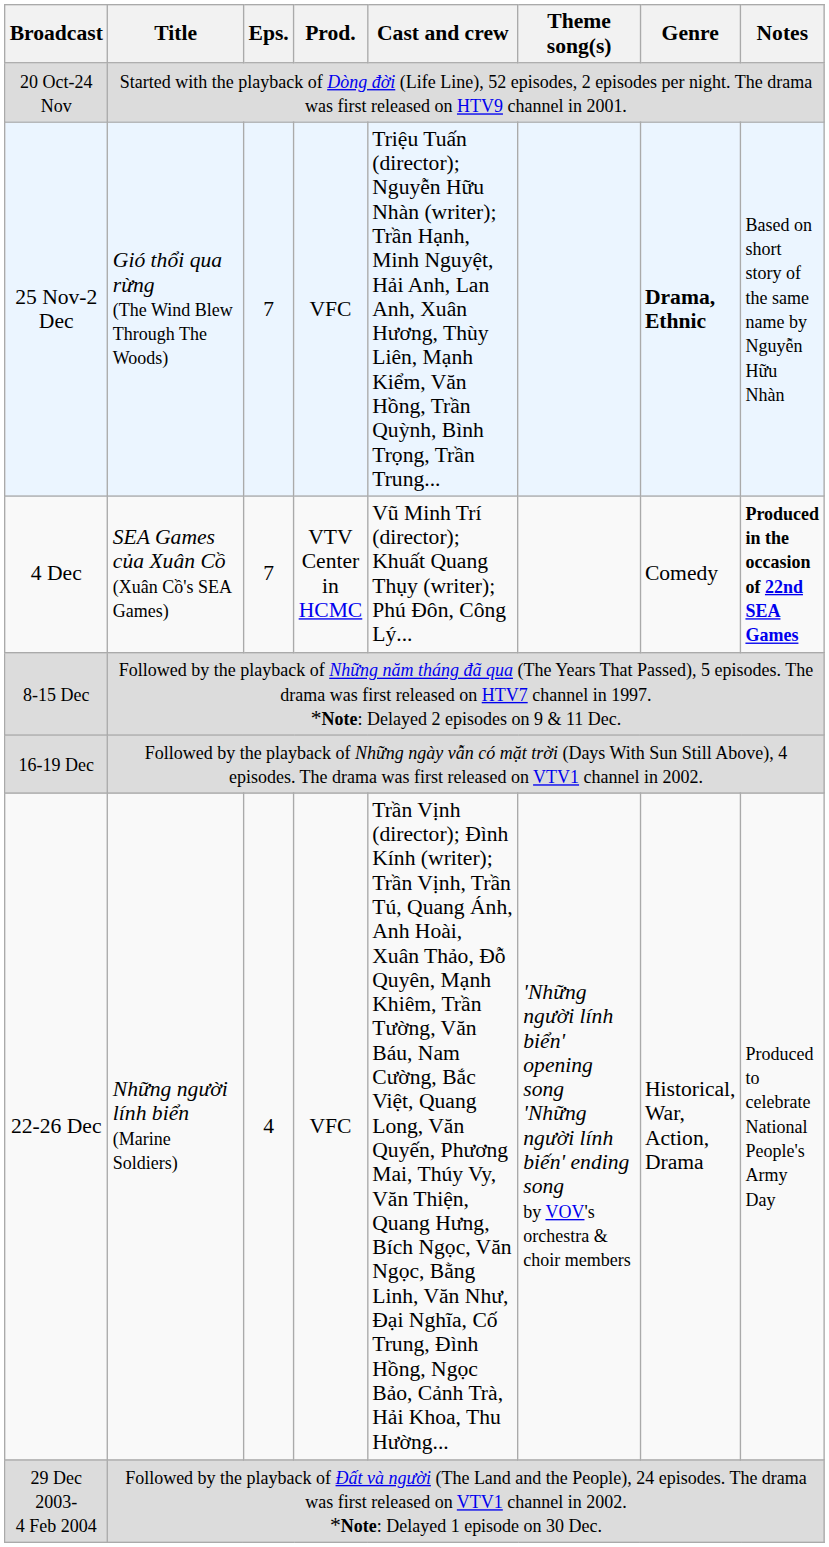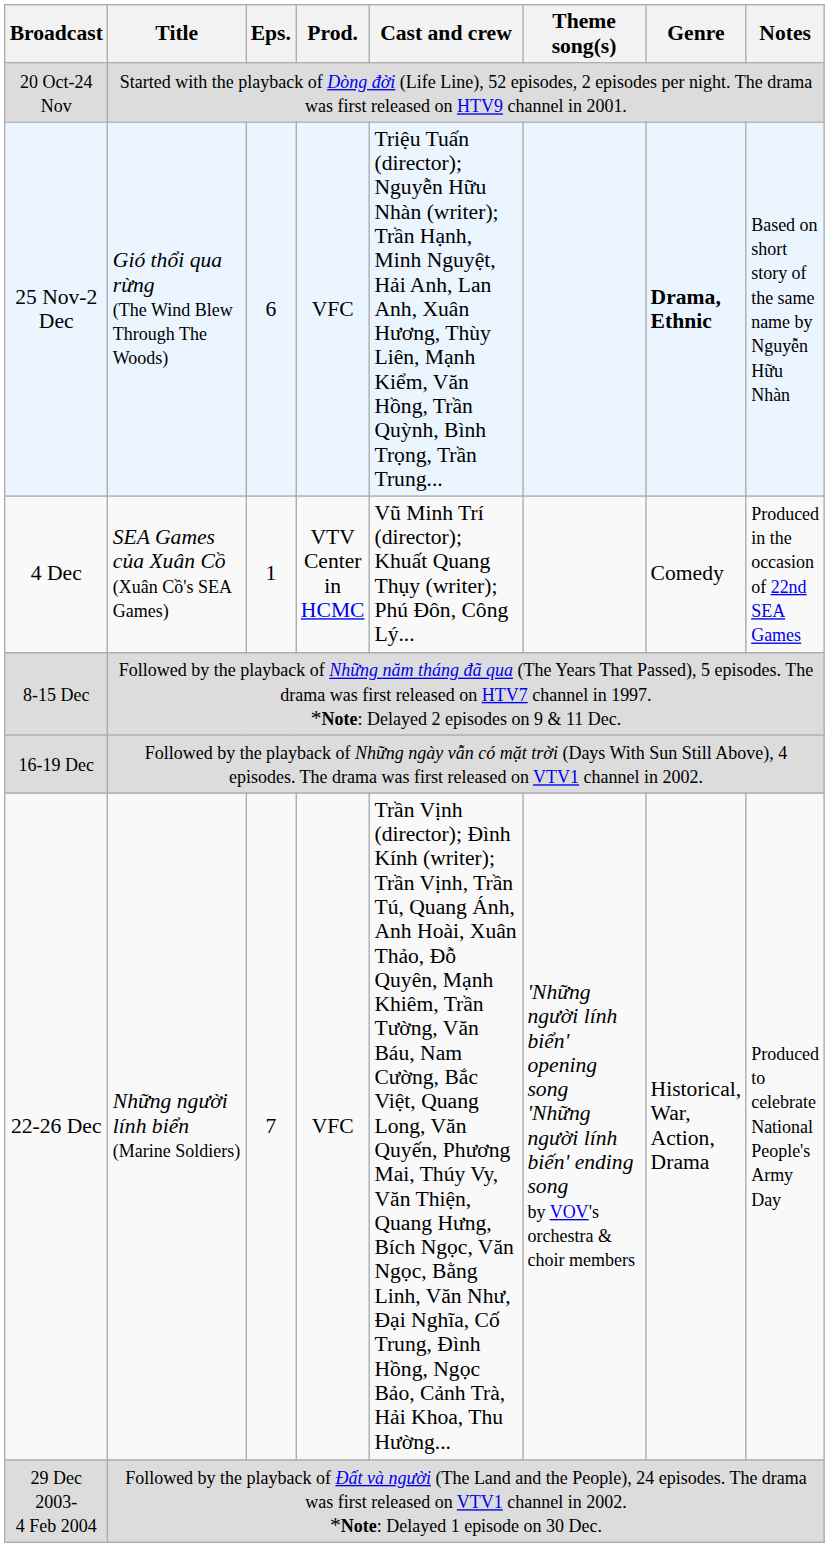(269, 308) 7 -> (271, 308) 6
(269, 573) 7 -> (271, 573) 1
(782, 573) bold -> (785, 575) normal
(269, 1126) 4 -> (271, 1126) 7
